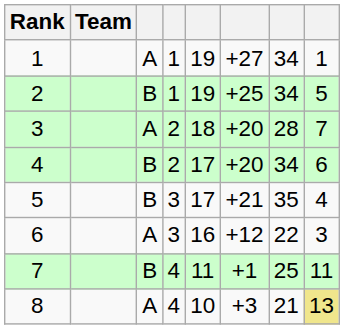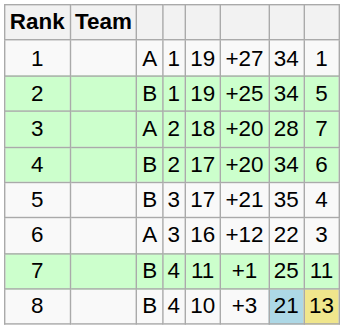(150, 306) A -> (150, 306) B
(286, 306) no background -> (286, 306) lightblue background
